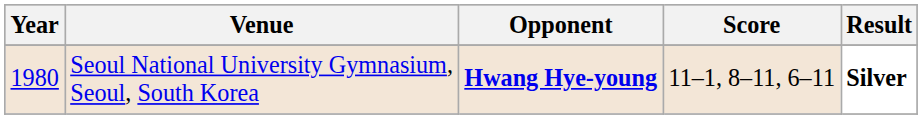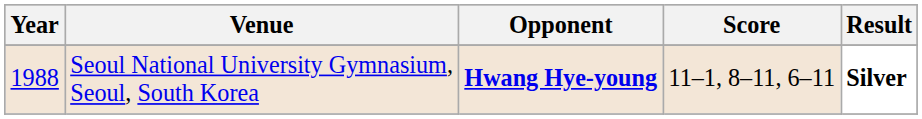(35, 79) 1980 -> (35, 79) 1988
